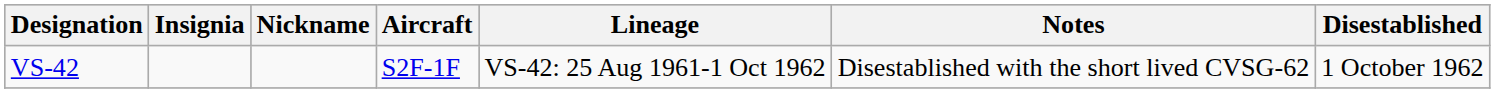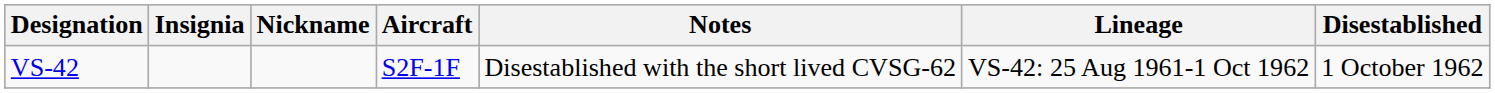columns swapped: (655, 25) <-> (1073, 25)
